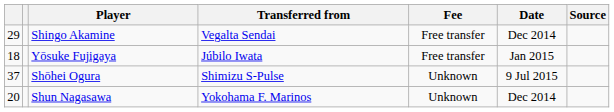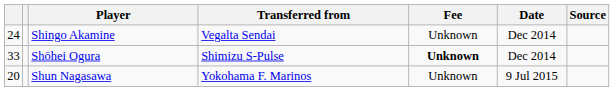(14, 35) 29 -> (14, 35) 24
(453, 35) Free transfer -> (453, 35) Unknown
- row: (74, 56)
(14, 76) 37 -> (14, 56) 33
(453, 76) normal -> (453, 56) bold
(532, 76) 9 Jul 2015 -> (532, 56) Dec 2014
(532, 97) Dec 2014 -> (532, 76) 9 Jul 2015
